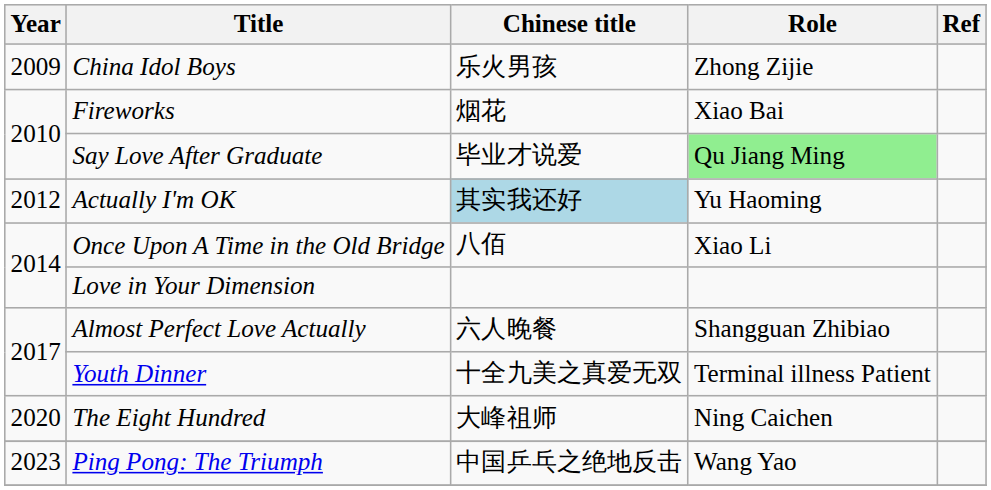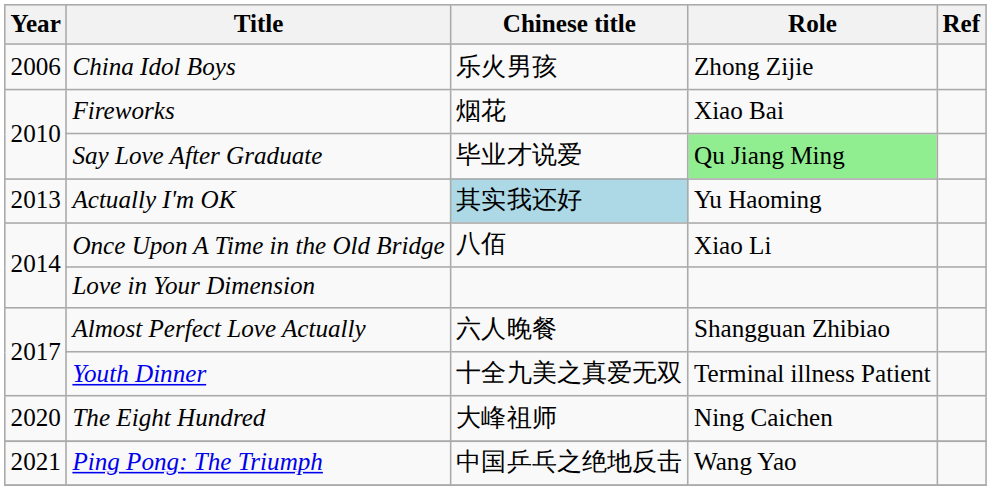(36, 66) 2009 -> (36, 66) 2006
(36, 200) 2012 -> (36, 200) 2013
(36, 462) 2023 -> (36, 462) 2021
